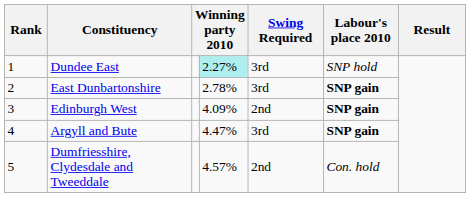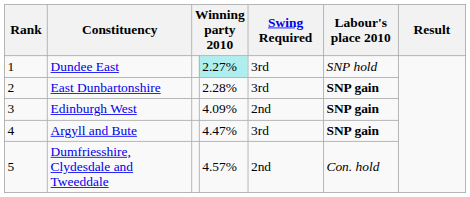(220, 88) 2.78% -> (220, 88) 2.28%
